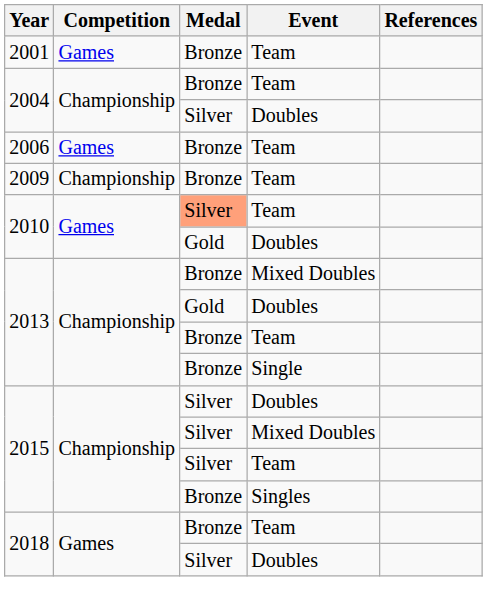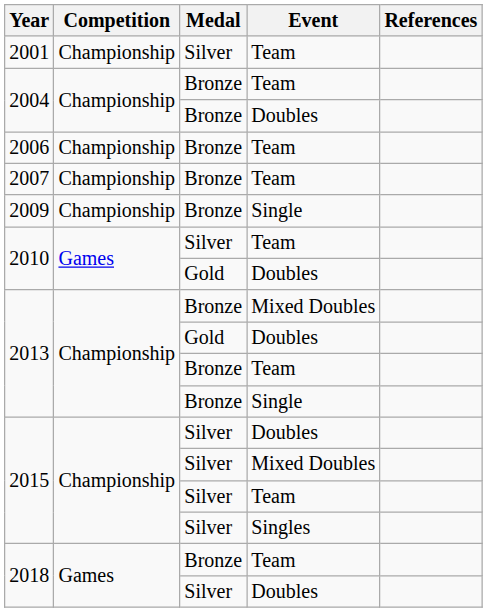(86, 52) Games -> (117, 52) Championship
(213, 52) Bronze -> (208, 52) Silver
(208, 115) Silver -> (213, 115) Bronze
(86, 147) Games -> (117, 147) Championship
+ row: (29, 178)
- row: (29, 178)
+ row: (29, 210)
(208, 210) lightsalmon background -> (208, 242) no background
(213, 496) Bronze -> (208, 527) Silver
